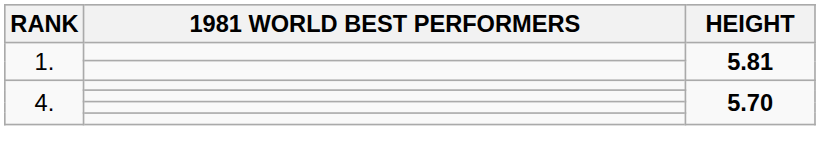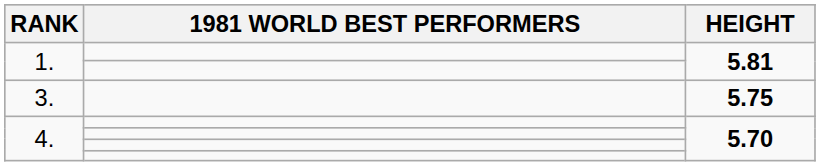+ row: (44, 98)
